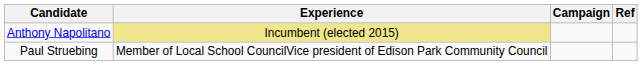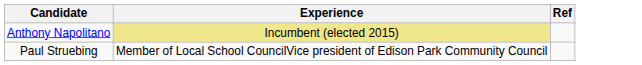- column: (581, 13)
